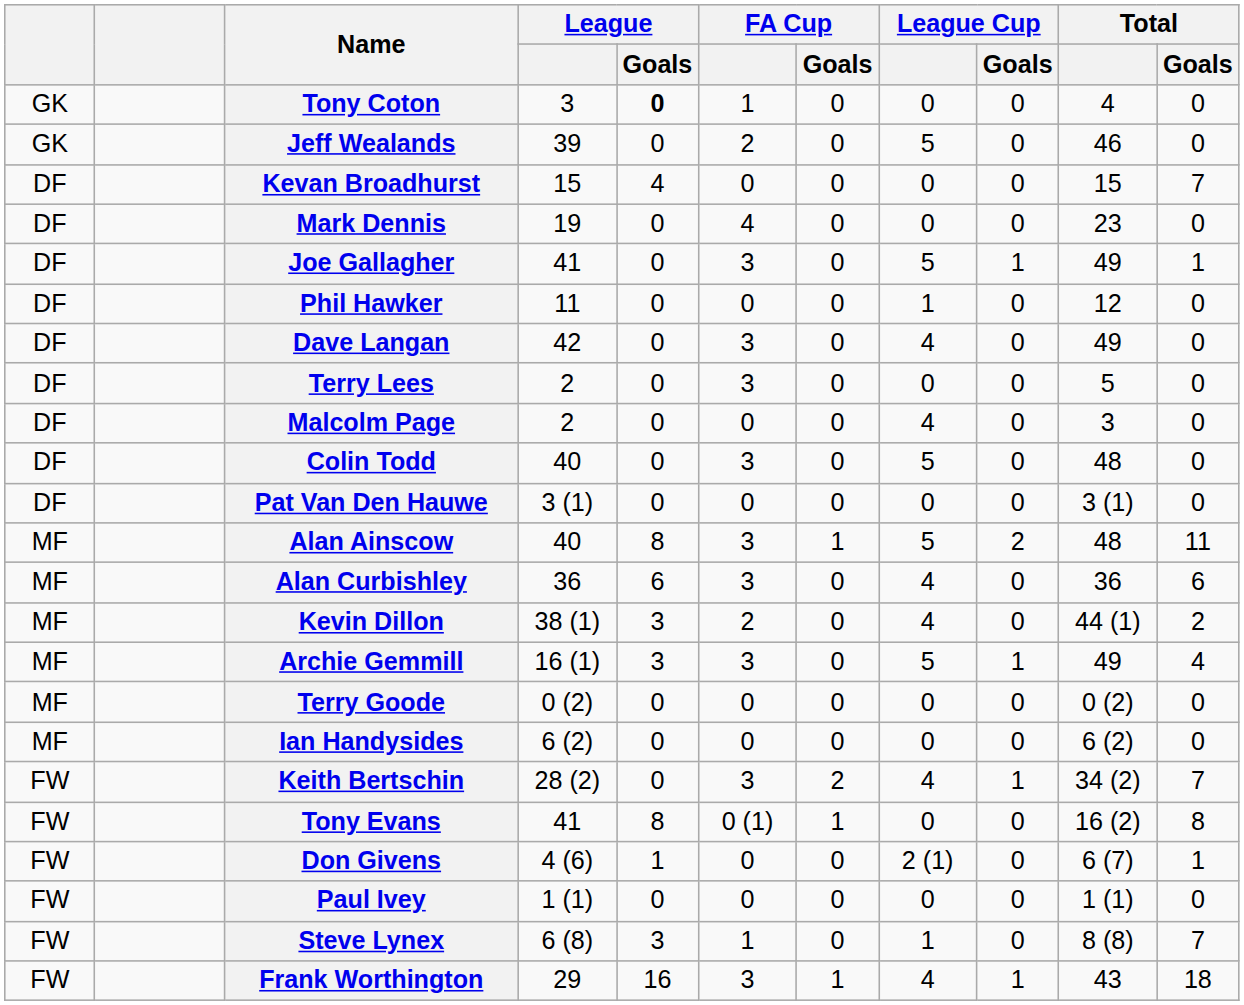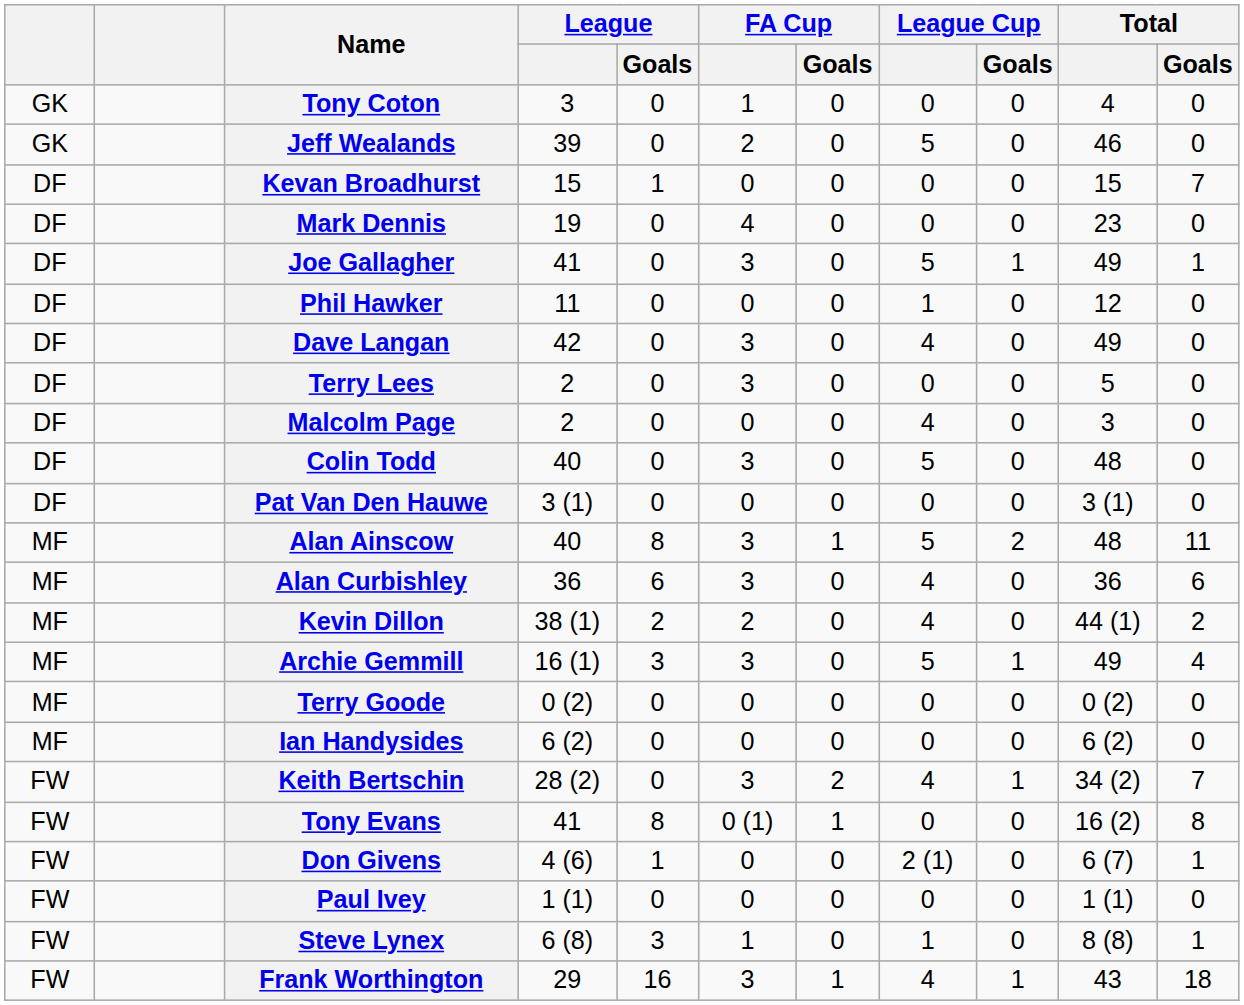(657, 104) bold -> (657, 104) normal
(657, 183) 4 -> (657, 183) 1
(657, 622) 3 -> (657, 622) 2
(1198, 940) 7 -> (1198, 940) 1
